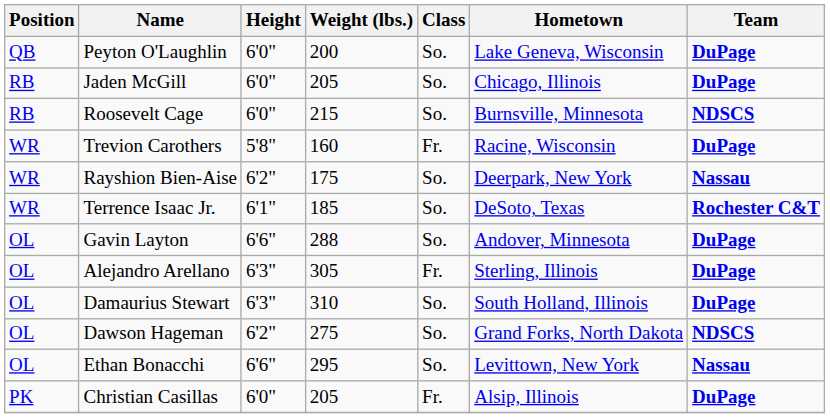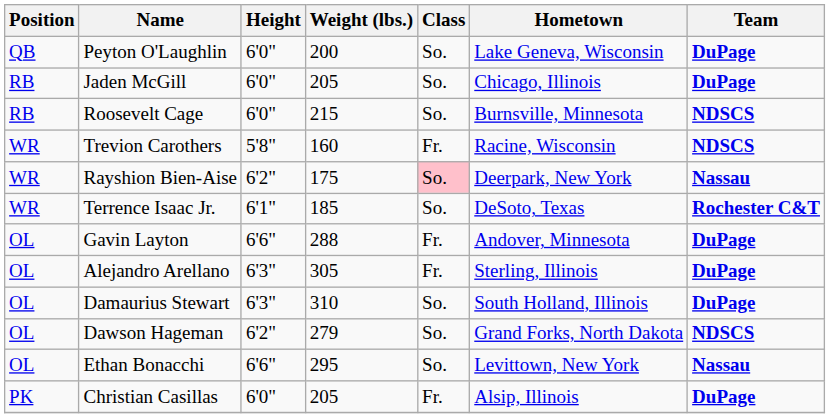(724, 145) DuPage -> (723, 145) NDSCS
(434, 177) no background -> (434, 177) pink background
(434, 240) So. -> (432, 240) Fr.
(324, 334) 275 -> (324, 334) 279
